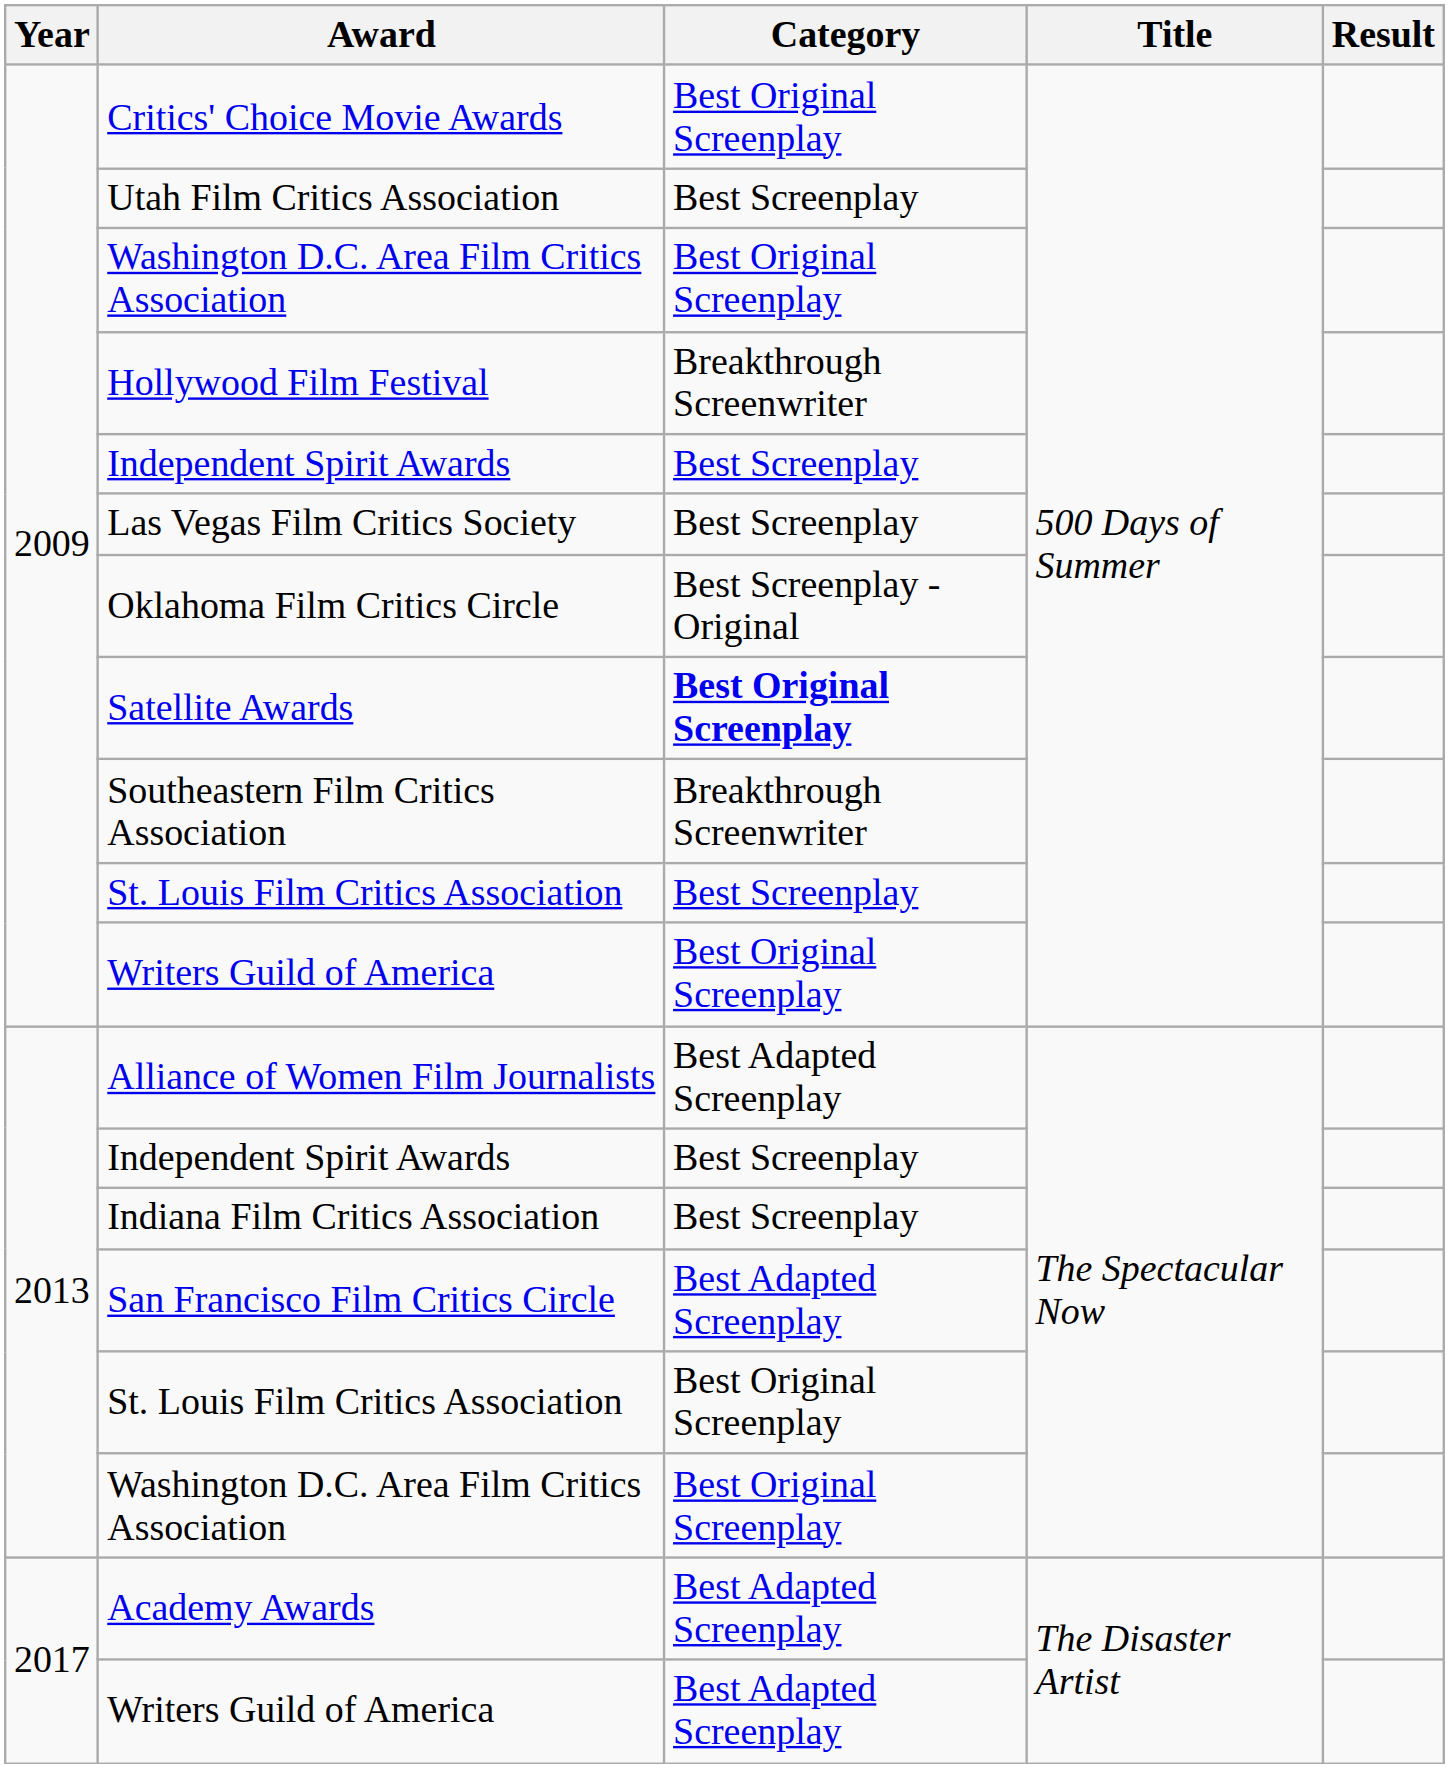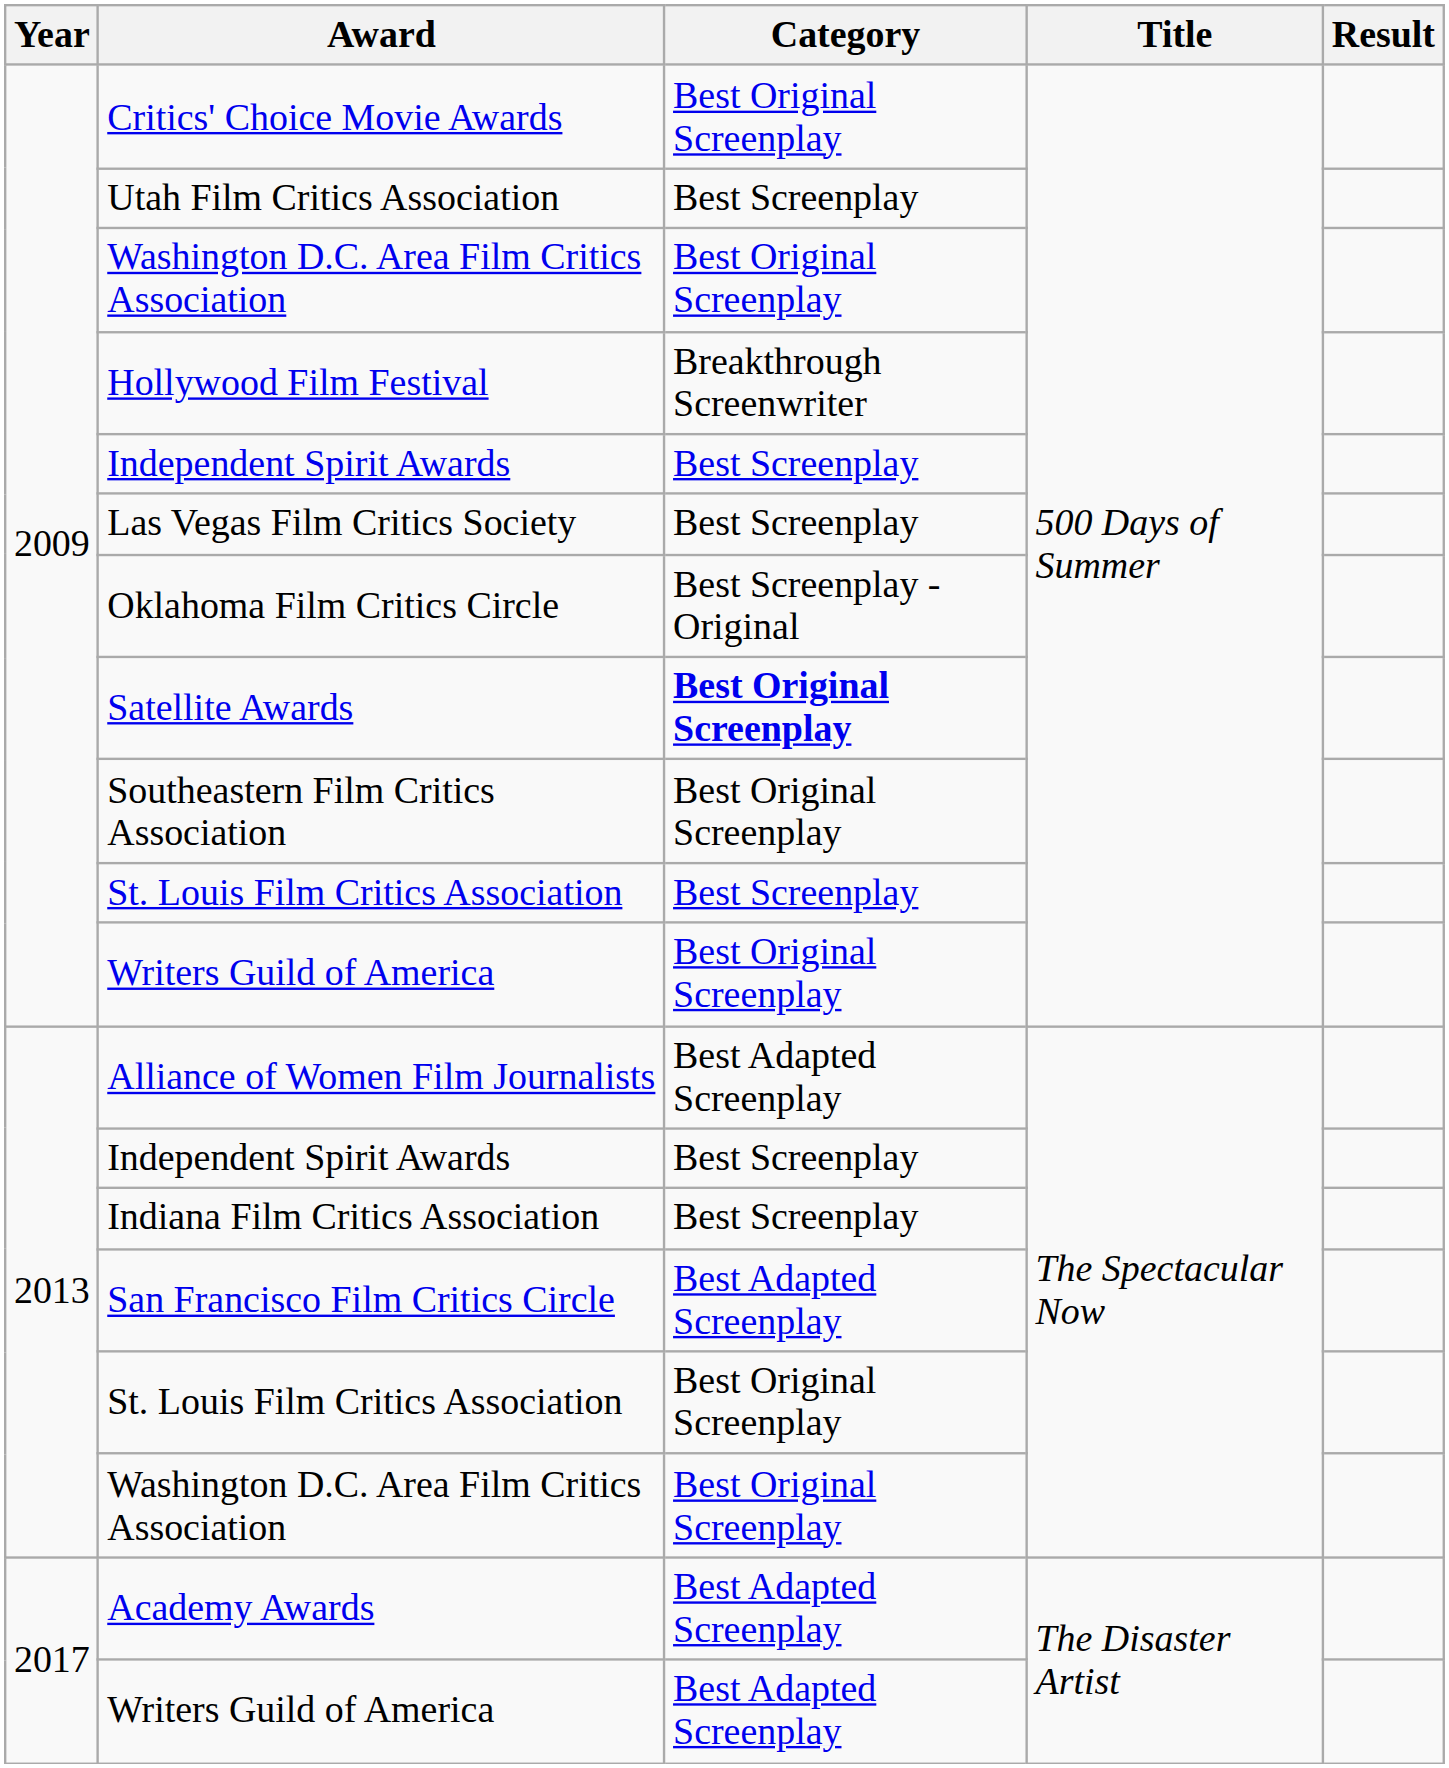(777, 810) Breakthrough Screenwriter -> (775, 810) Best Original Screenplay
